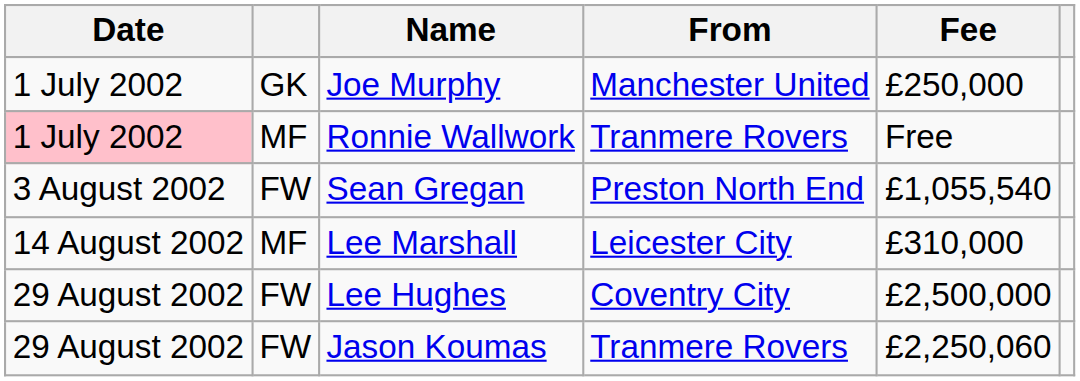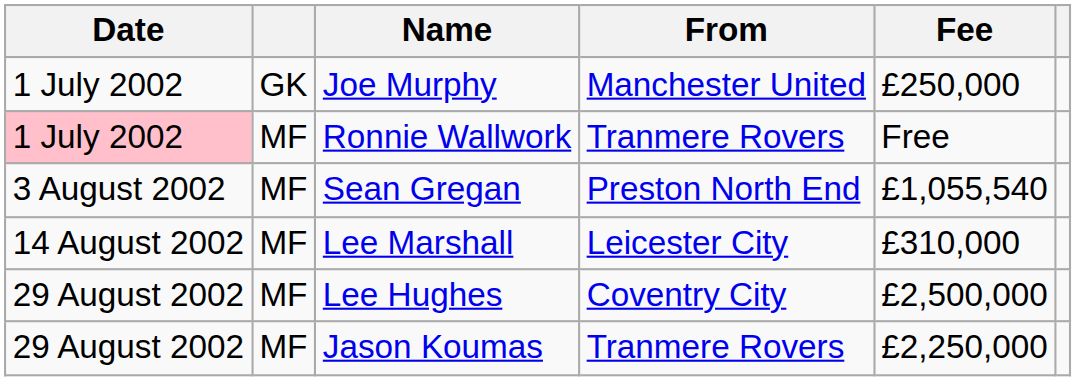(285, 189) FW -> (283, 189) MF
(285, 294) FW -> (283, 294) MF
(285, 347) FW -> (283, 347) MF
(968, 347) £2,250,060 -> (965, 347) £2,250,000
